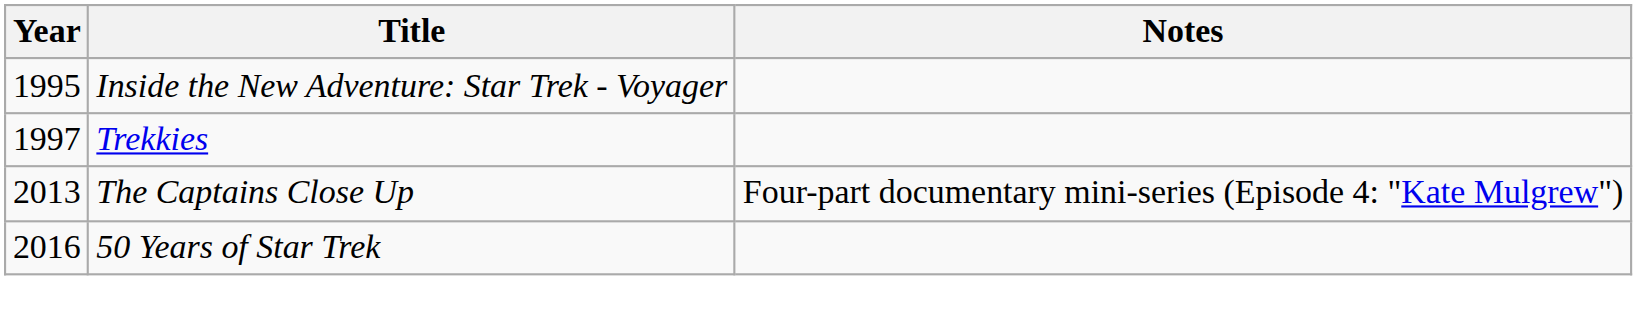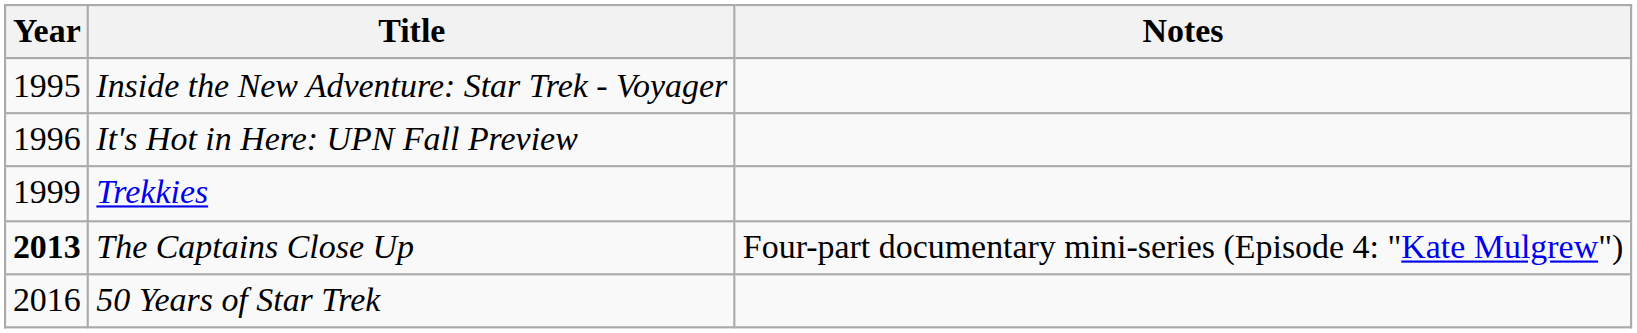+ row: (337, 138)
(47, 138) 1997 -> (47, 192) 1999
(47, 192) normal -> (47, 246) bold
